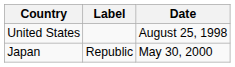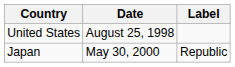columns swapped: (183, 14) <-> (109, 14)
